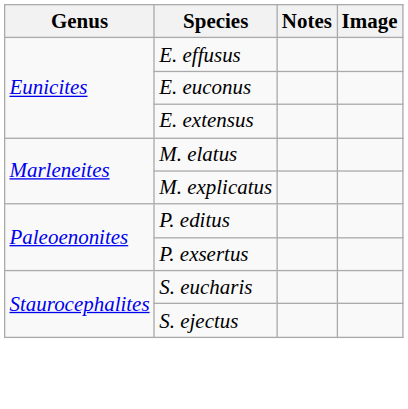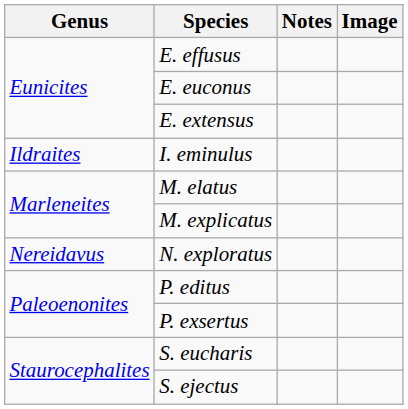+ row: (206, 154)
+ row: (216, 253)
